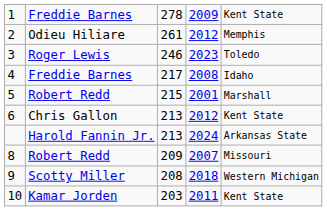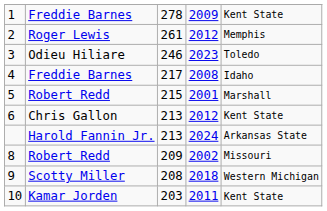(76, 35) Odieu Hiliare -> (69, 35) Roger Lewis
(69, 55) Roger Lewis -> (76, 55) Odieu Hiliare
(204, 155) 2007 -> (204, 155) 2002
